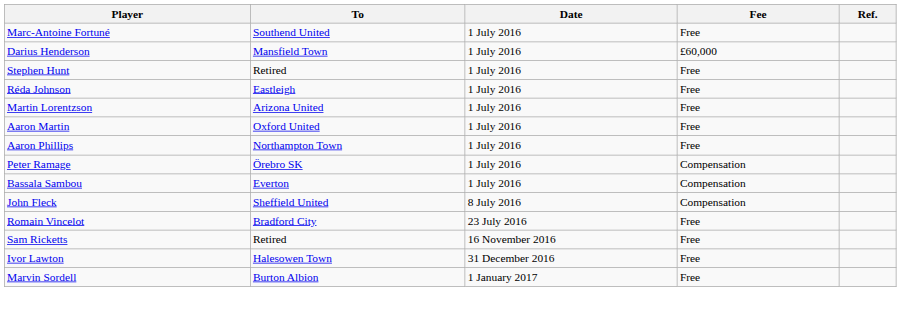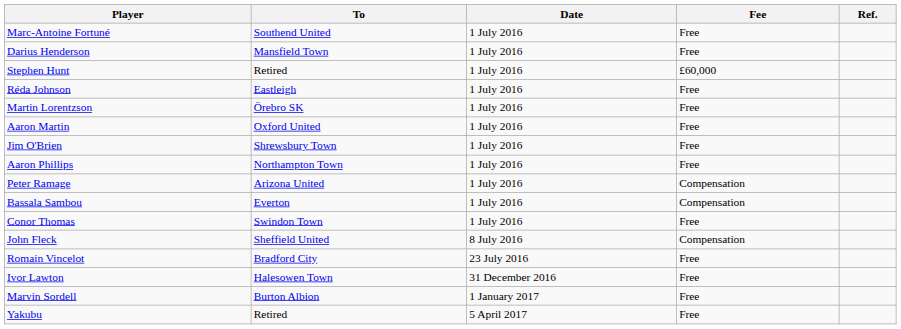(698, 51) £60,000 -> (689, 51) Free
(690, 70) Free -> (698, 70) £60,000
(288, 108) Arizona United -> (279, 108) Örebro SK
+ row: (34, 145)
(278, 164) Örebro SK -> (289, 183) Arizona United
+ row: (41, 220)
- row: (37, 239)
+ row: (24, 314)
